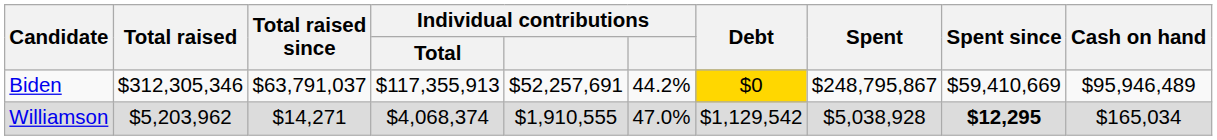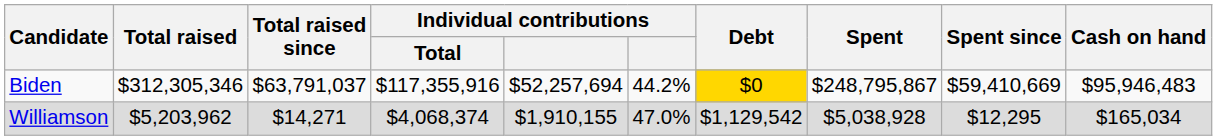(438, 85) $117,355,913 -> (438, 85) $117,355,916
(566, 85) $52,257,691 -> (566, 85) $52,257,694
(1139, 85) $95,946,489 -> (1139, 85) $95,946,483
(566, 118) $1,910,555 -> (566, 118) $1,910,155
(1004, 118) bold -> (1004, 118) normal
